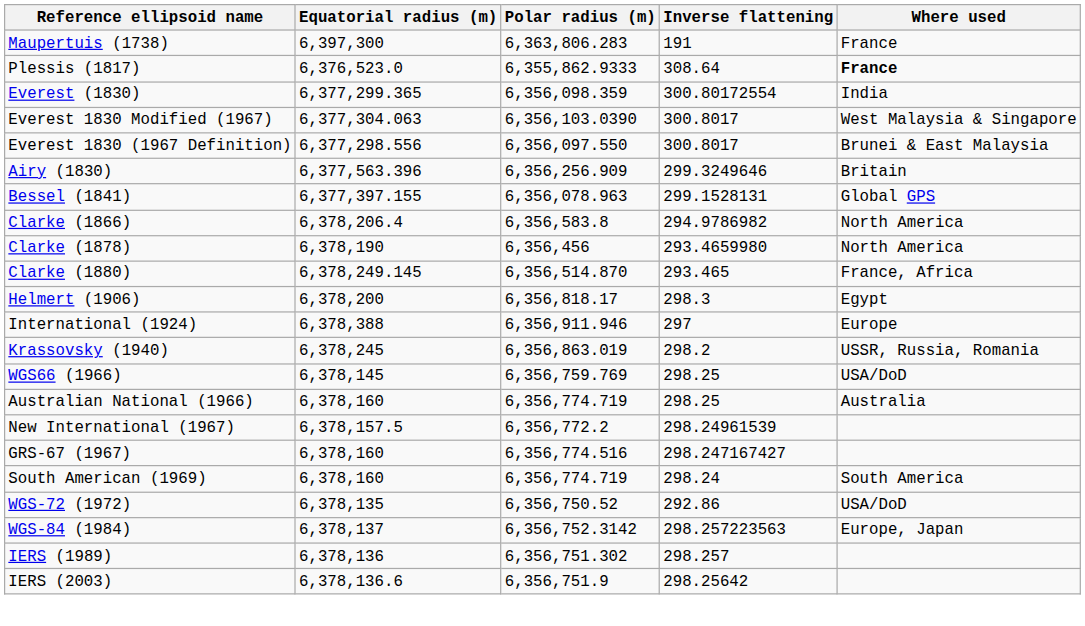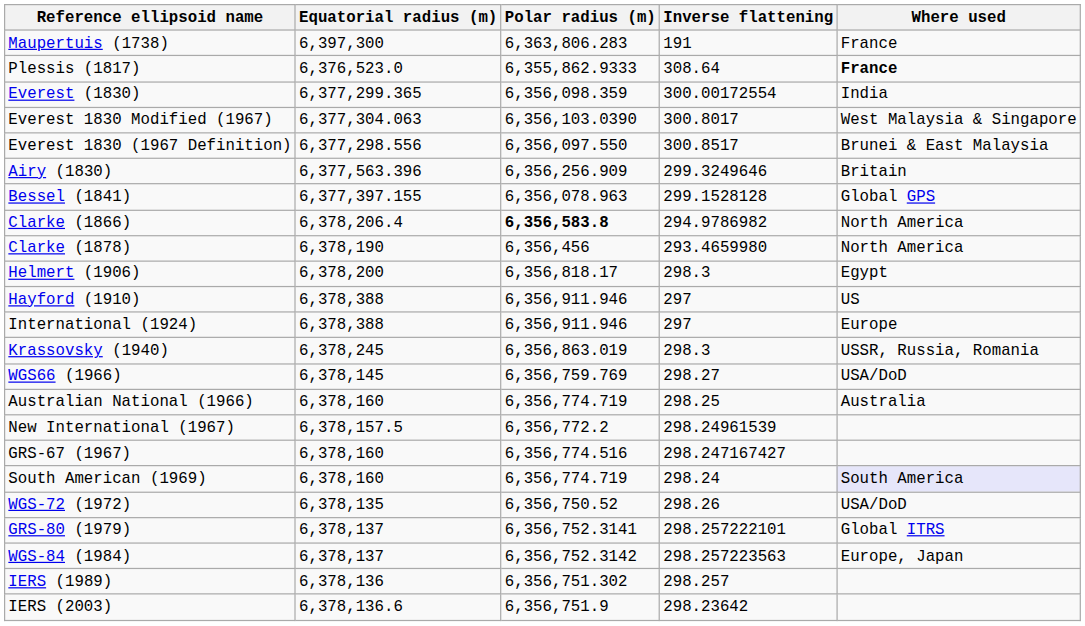(720, 94) 300.80172554 -> (720, 94) 300.00172554
(701, 146) 300.8017 -> (701, 146) 300.8517
(715, 197) 299.1528131 -> (715, 197) 299.1528128
(557, 223) normal -> (557, 223) bold
- row: (70, 274)
+ row: (74, 299)
(687, 351) 298.2 -> (687, 351) 298.3
(692, 376) 298.25 -> (692, 376) 298.27
(902, 479) no background -> (902, 479) lavender background
(692, 505) 292.86 -> (692, 505) 298.26
+ row: (70, 530)
(706, 581) 298.25642 -> (706, 607) 298.23642
